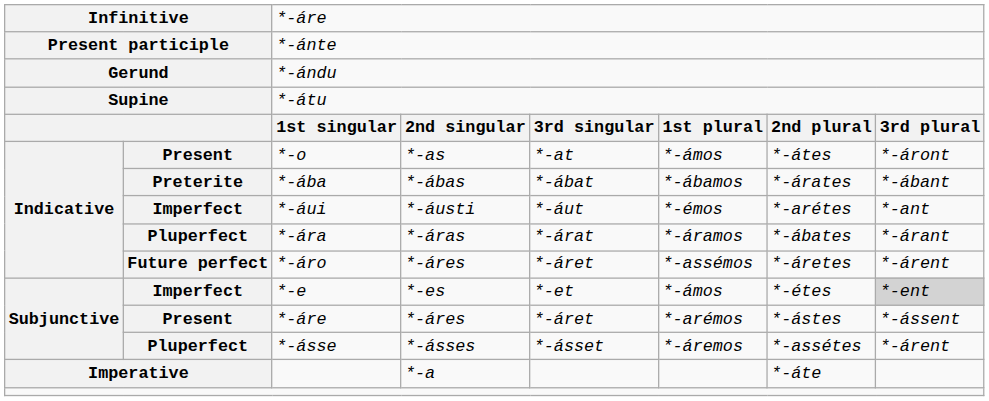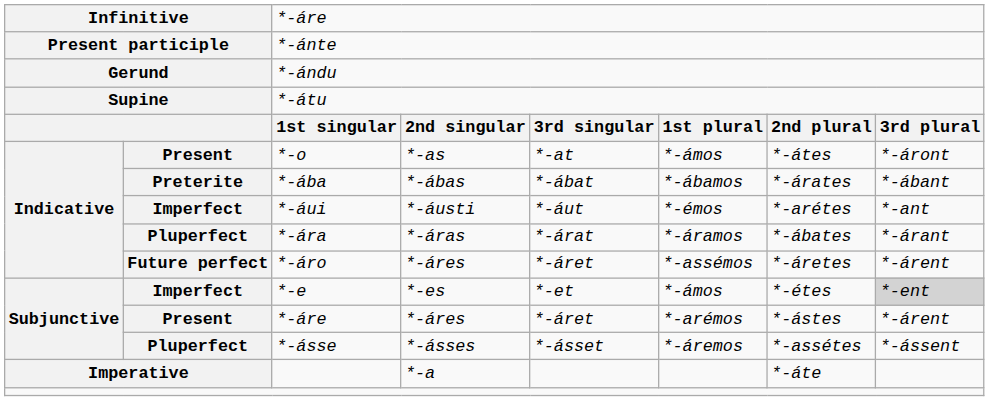(920, 319) *-ássent -> (915, 319) *-árent
(915, 346) *-árent -> (920, 346) *-ássent
